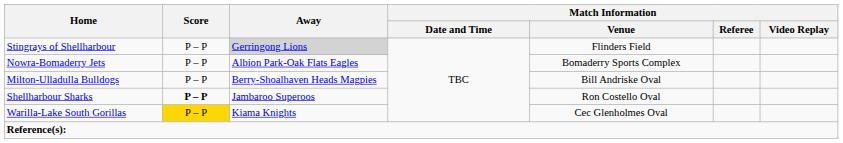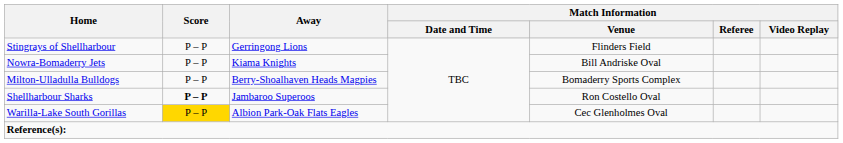(270, 46) lightgrey background -> (270, 46) no background
(295, 63) Albion Park-Oak Flats Eagles -> (264, 63) Kiama Knights
(621, 63) Bomaderry Sports Complex -> (621, 63) Bill Andriske Oval
(621, 79) Bill Andriske Oval -> (621, 79) Bomaderry Sports Complex
(264, 113) Kiama Knights -> (295, 113) Albion Park-Oak Flats Eagles
